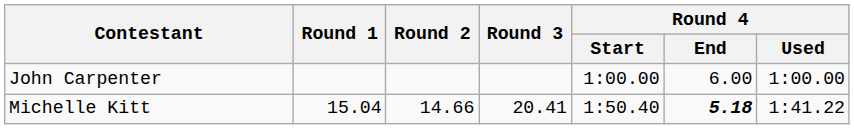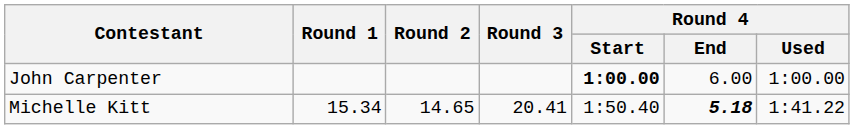(621, 79) normal -> (621, 79) bold
(354, 109) 15.04 -> (354, 109) 15.34
(447, 109) 14.66 -> (447, 109) 14.65
